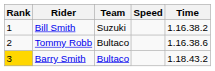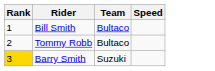- column: (188, 12)
(111, 28) Suzuki -> (113, 28) Bultaco
(113, 58) Bultaco -> (111, 58) Suzuki
